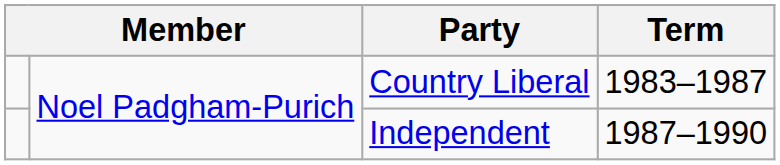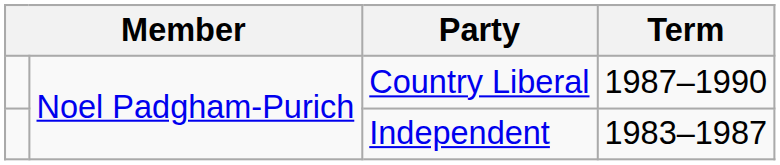(686, 81) 1983–1987 -> (686, 81) 1987–1990
(686, 133) 1987–1990 -> (686, 133) 1983–1987
